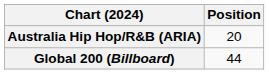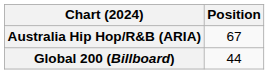(234, 36) 20 -> (234, 36) 67
